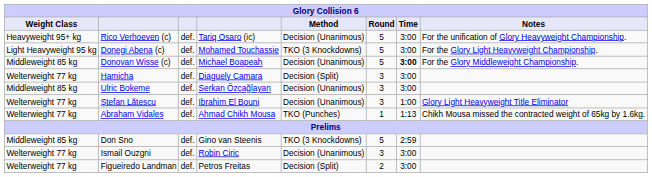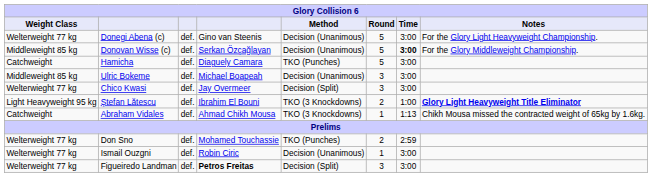- row: (136, 37)
(51, 50) Light Heavyweight 95 kg -> (42, 37) Welterweight 77 kg
(239, 50) Mohamed Touchassie -> (230, 37) Gino van Steenis
(322, 50) TKO (3 Knockdowns) -> (324, 37) Decision (Unanimous)
(230, 63) Michael Boapeah -> (235, 50) Serkan Özçağlayan
(42, 76) Welterweight 77 kg -> (29, 63) Catchweight
(311, 76) Decision (Split) -> (311, 63) TKO (Punches)
(382, 76) 3 -> (382, 63) 5
(235, 89) Serkan Özçağlayan -> (230, 76) Michael Boapeah
+ row: (123, 89)
(42, 102) Welterweight 77 kg -> (51, 102) Light Heavyweight 95 kg
(324, 102) Decision (Unanimous) -> (322, 102) TKO (3 Knockdowns)
(382, 102) 3 -> (382, 102) 2
(495, 102) normal -> (501, 102) bold
(42, 114) Welterwieght 77 kg -> (29, 114) Catchweight
(311, 114) TKO (Punches) -> (322, 114) TKO (3 Knockdowns)
(42, 140) Middleweight 85 kg -> (42, 140) Welterweight 77 kg
(230, 140) Gino van Steenis -> (239, 140) Mohamed Touchassie
(322, 140) TKO (3 Knockdowns) -> (311, 140) TKO (Punches)
(382, 140) 5 -> (382, 140) 2
(382, 153) 3 -> (382, 153) 1
(224, 166) normal -> (226, 166) bold
(382, 166) 2 -> (382, 166) 3
